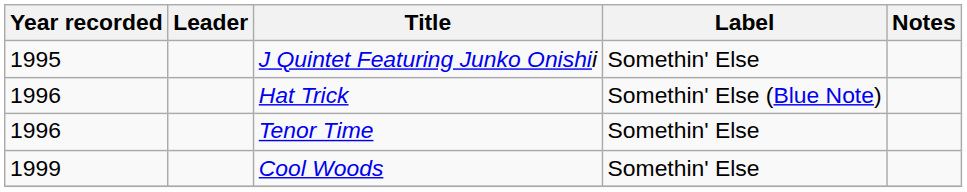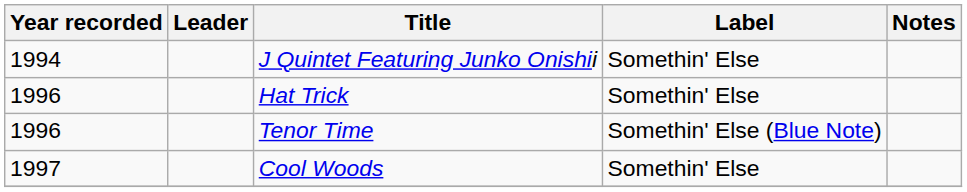(35, 58) 1995 -> (35, 58) 1994
(745, 95) Somethin' Else (Blue Note) -> (684, 95) Somethin' Else
(684, 131) Somethin' Else -> (745, 131) Somethin' Else (Blue Note)
(35, 167) 1999 -> (35, 167) 1997
